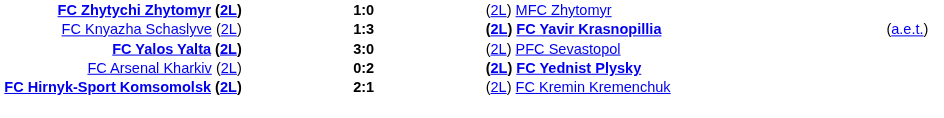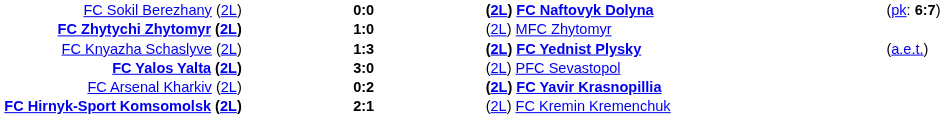+ row: (163, 10)
(574, 29) (2L) FC Yavir Krasnopillia -> (563, 49) (2L) FC Yednist Plysky
(563, 68) (2L) FC Yednist Plysky -> (574, 87) (2L) FC Yavir Krasnopillia
